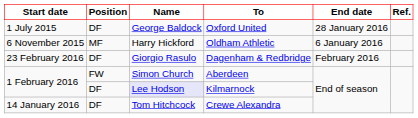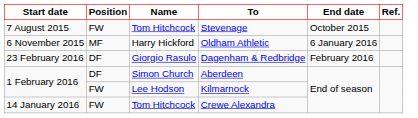- row: (236, 27)
+ row: (224, 27)
(96, 74) FW -> (95, 74) DF
(95, 89) DF -> (96, 89) FW
(158, 89) lavender background -> (158, 89) no background
(95, 105) DF -> (96, 105) FW
